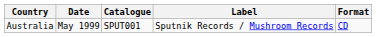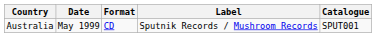columns swapped: (353, 11) <-> (127, 11)
